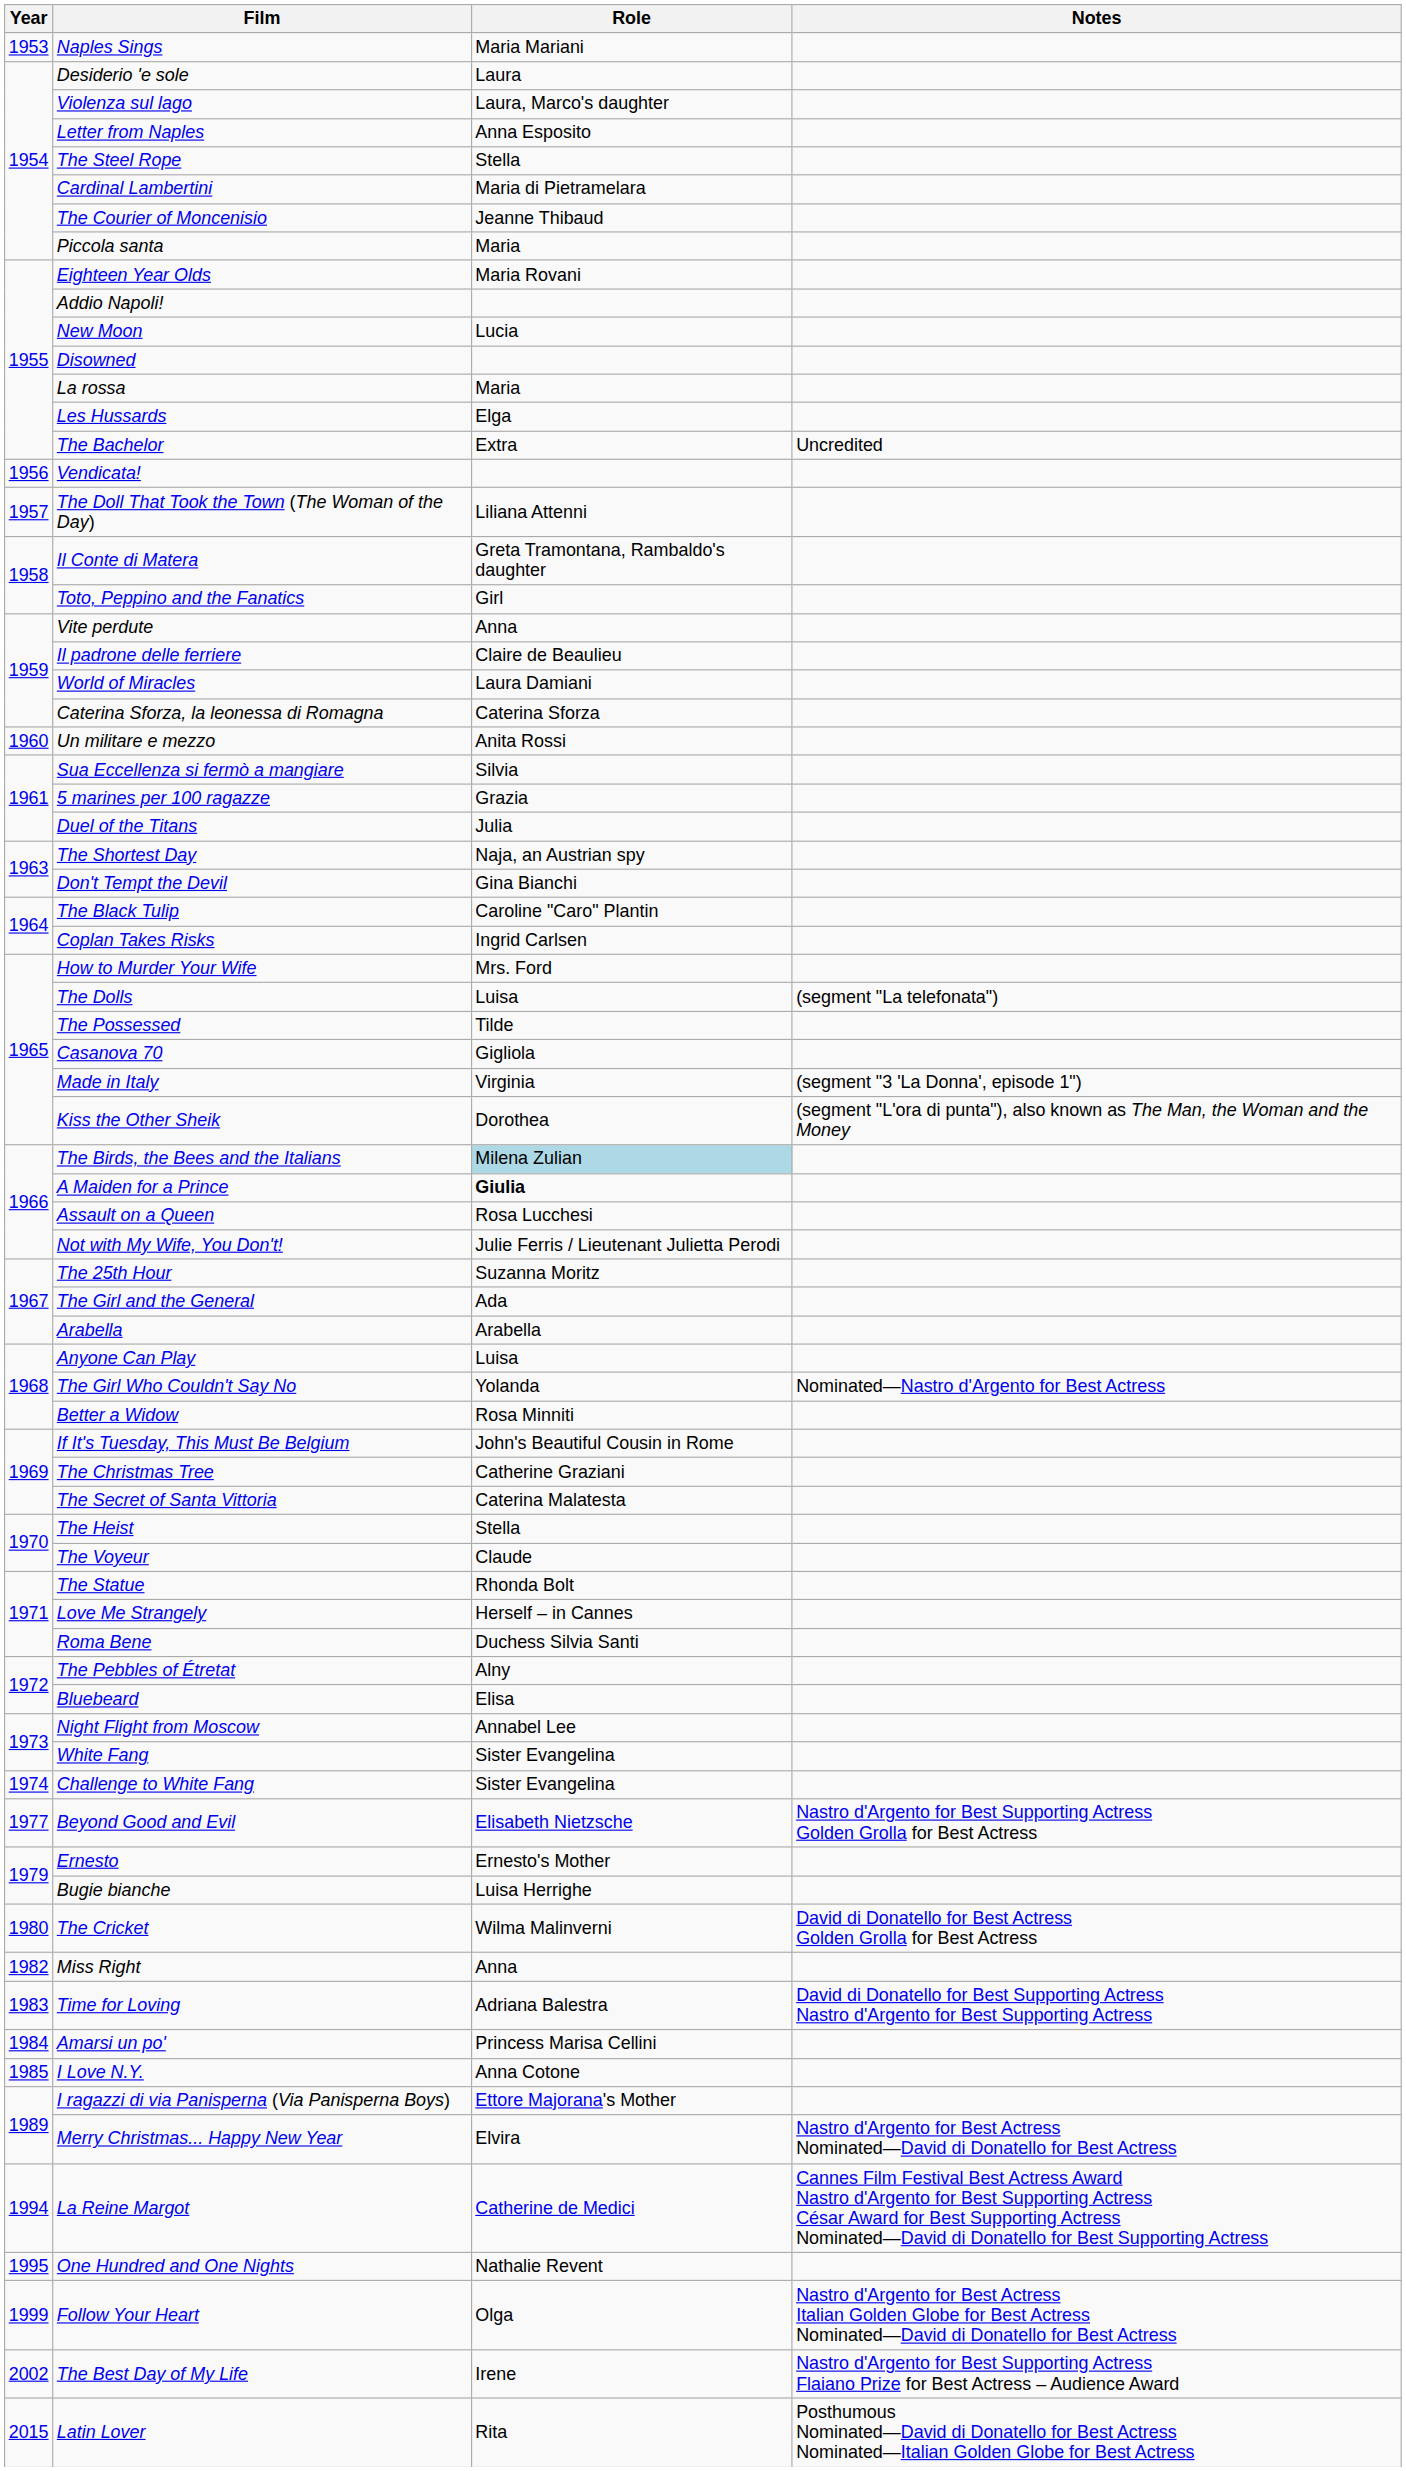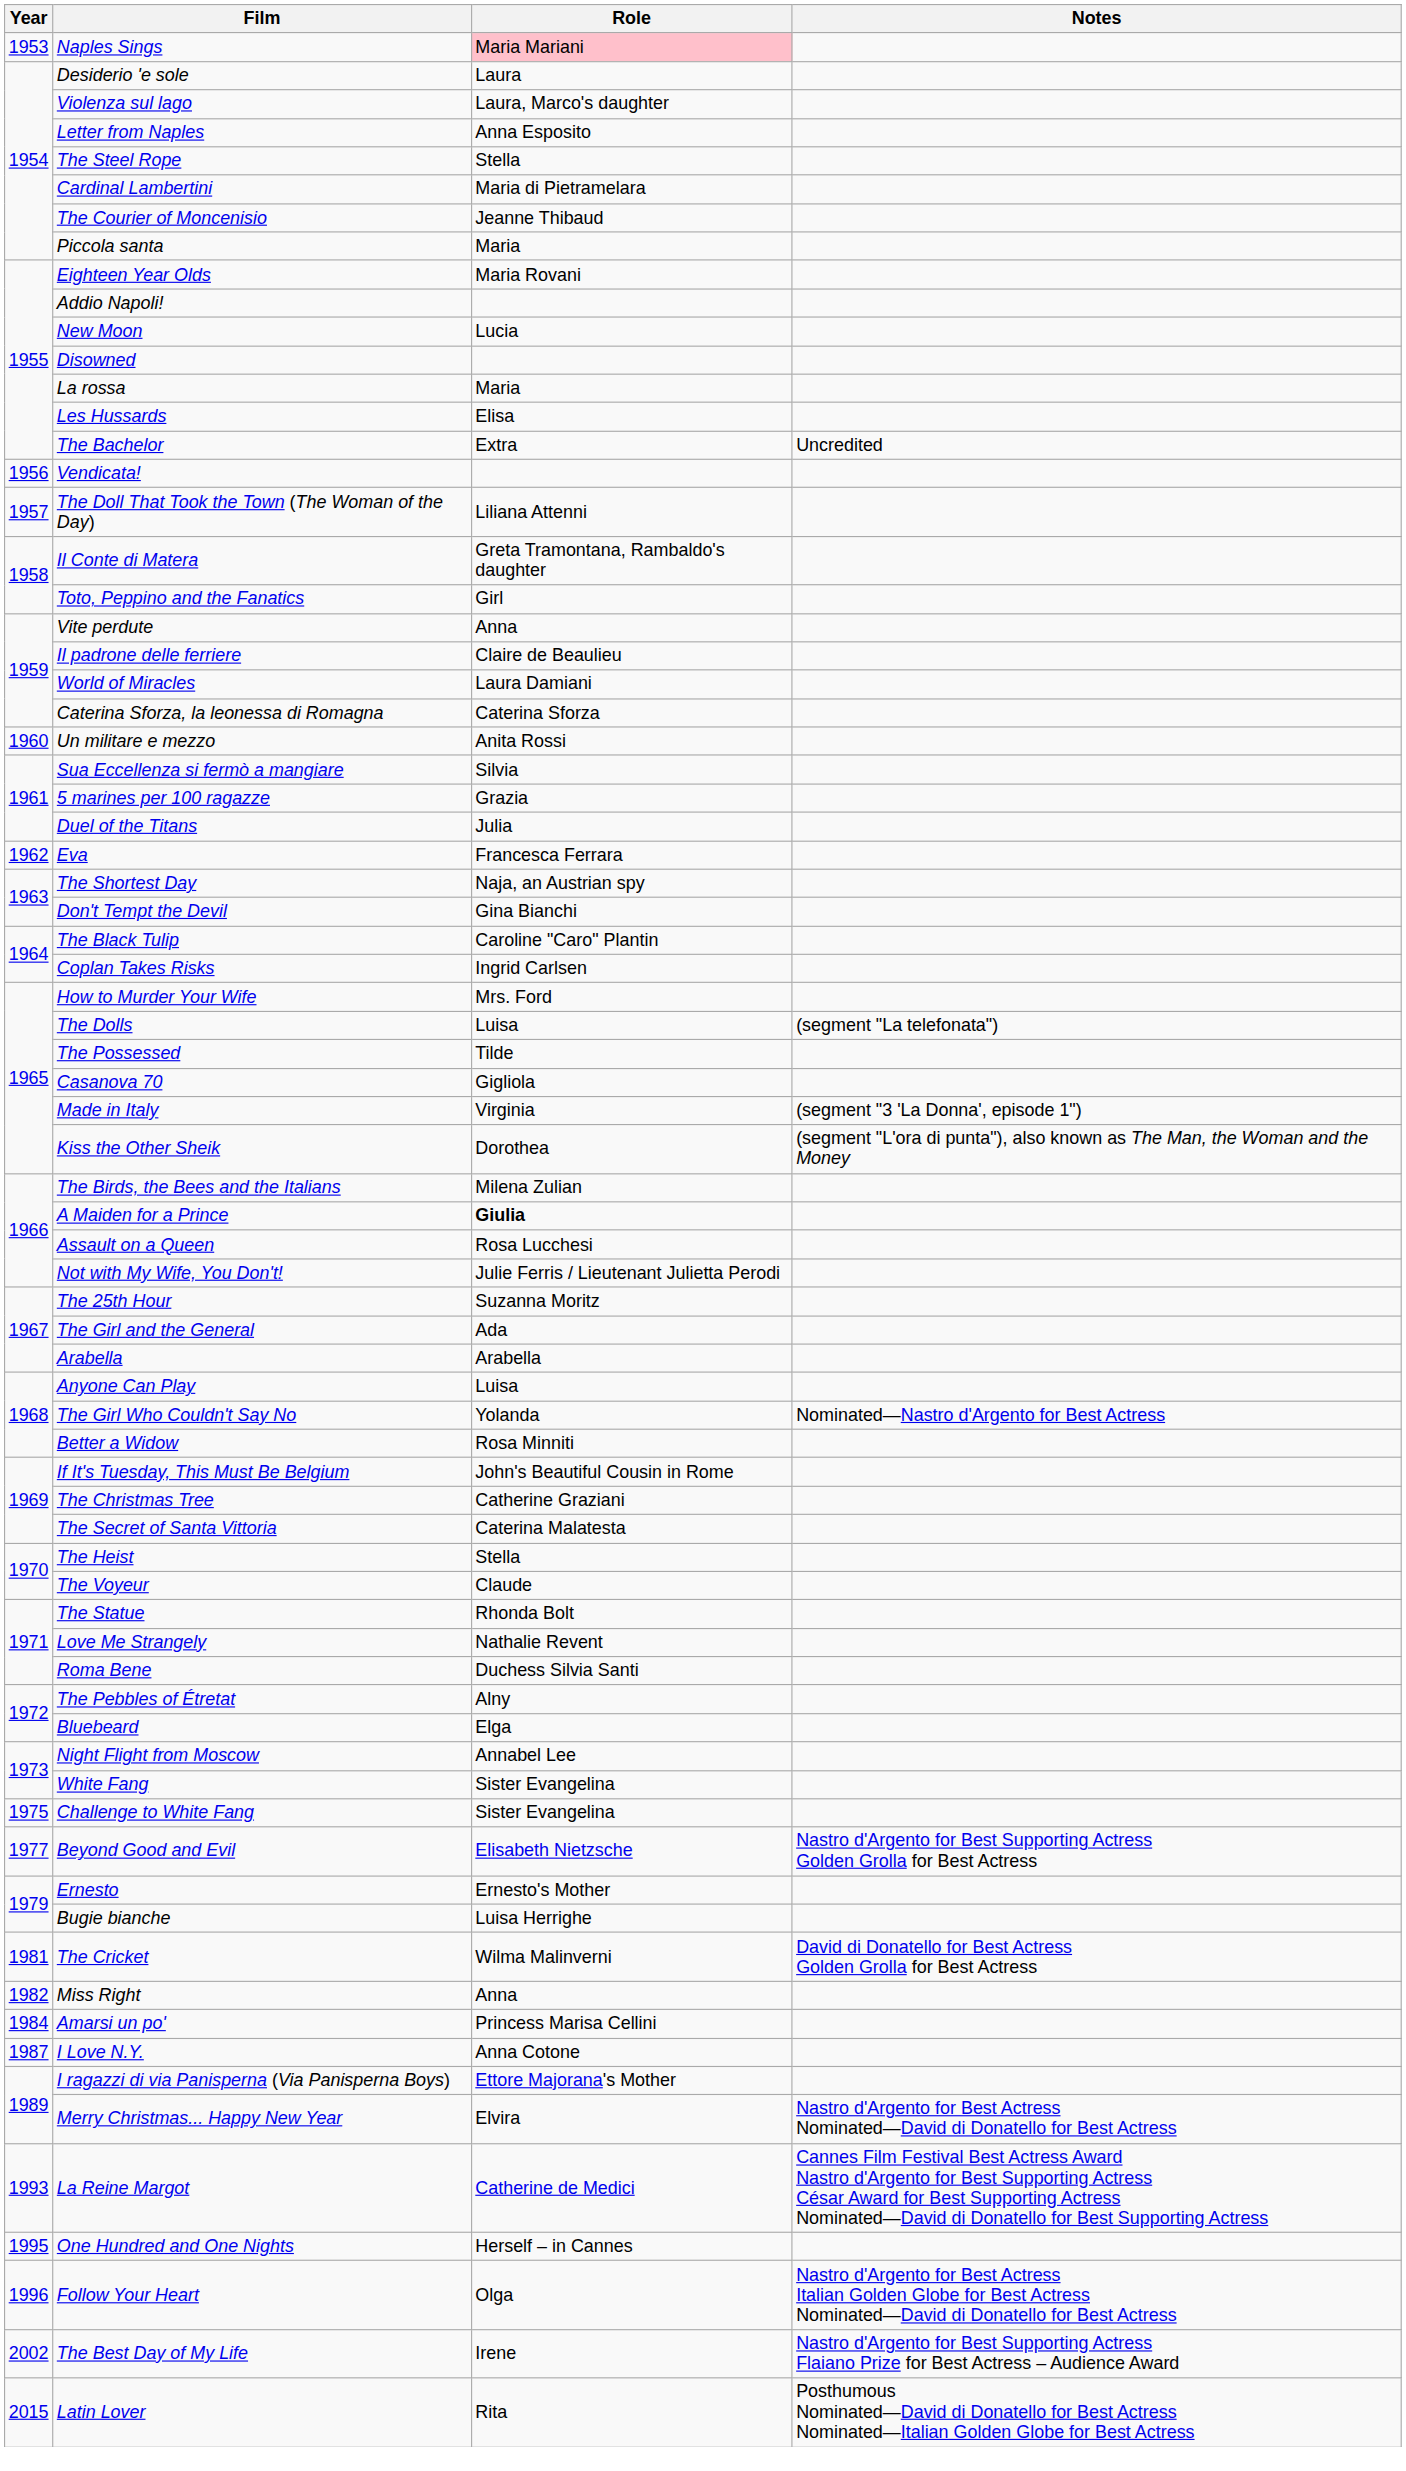(530, 47) no background -> (530, 47) pink background
(493, 416) Elga -> (495, 416) Elisa
+ row: (72, 854)
(529, 1159) lightblue background -> (529, 1187) no background
(554, 1613) Herself – in Cannes -> (539, 1642) Nathalie Revent
(495, 1699) Elisa -> (493, 1727) Elga
(29, 1784) 1974 -> (29, 1812) 1975
(29, 1928) 1980 -> (29, 1956) 1981
- row: (118, 2005)
(29, 2072) 1985 -> (29, 2052) 1987
(29, 2207) 1994 -> (29, 2187) 1993
(539, 2266) Nathalie Revent -> (554, 2246) Herself – in Cannes
(29, 2315) 1999 -> (29, 2294) 1996
